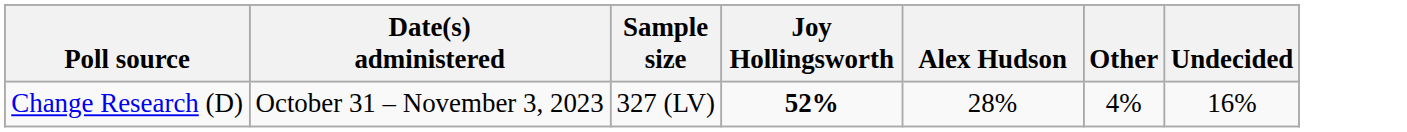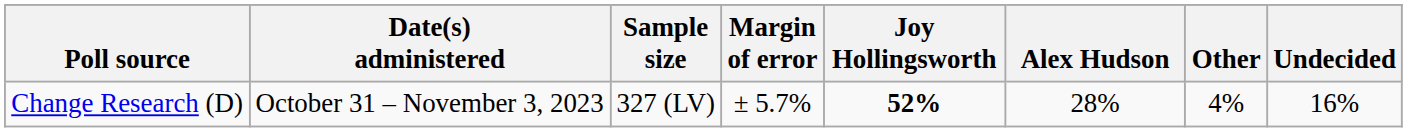+ column: (772, 42)
